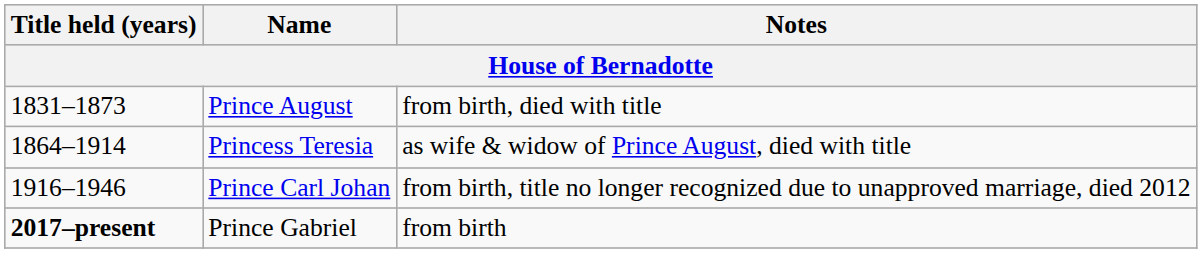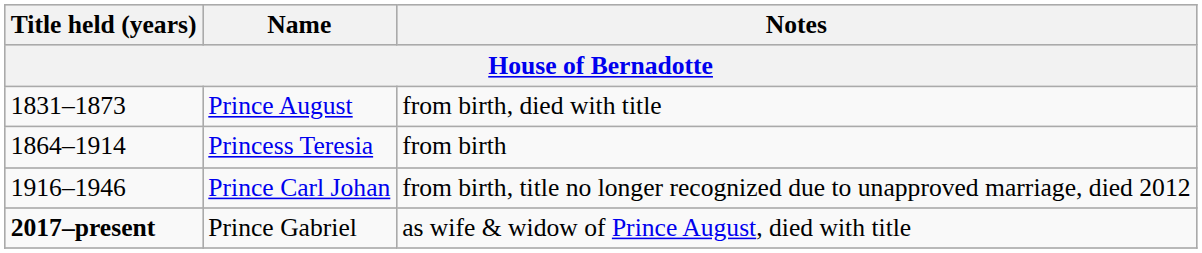(657, 146) as wife & widow of Prince August, died with title -> (454, 146) from birth
(454, 227) from birth -> (657, 227) as wife & widow of Prince August, died with title
